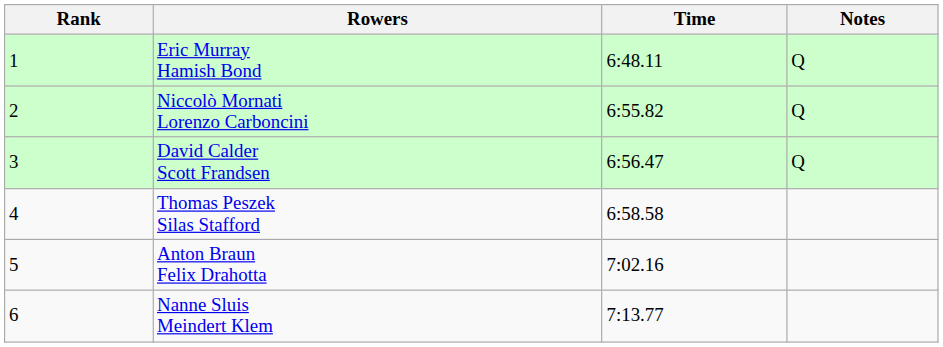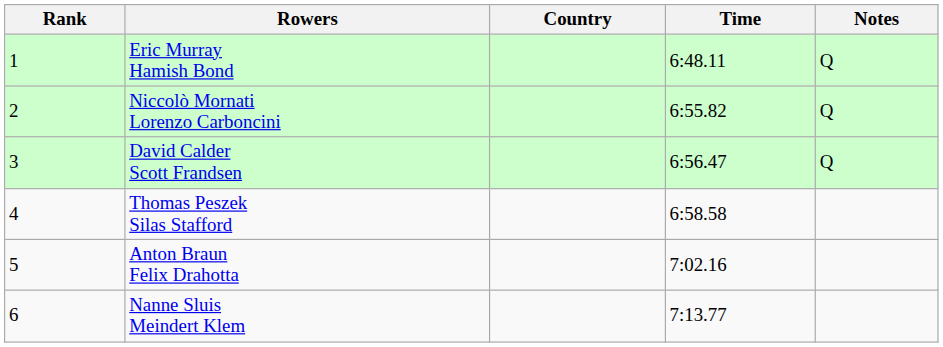+ column: (578, 19)
